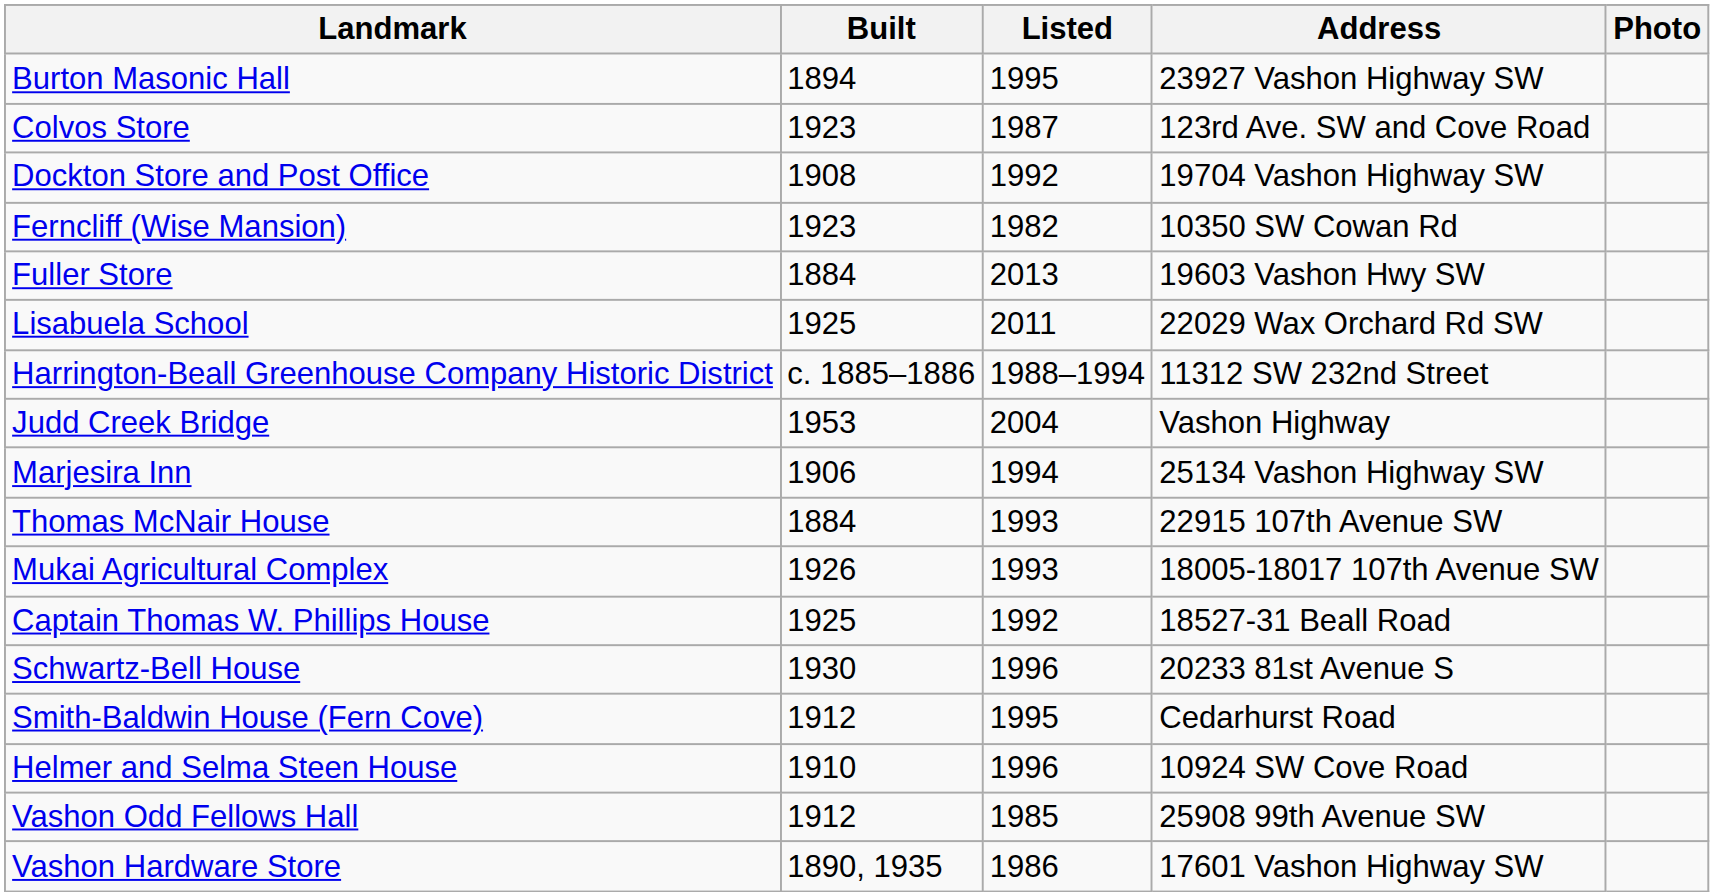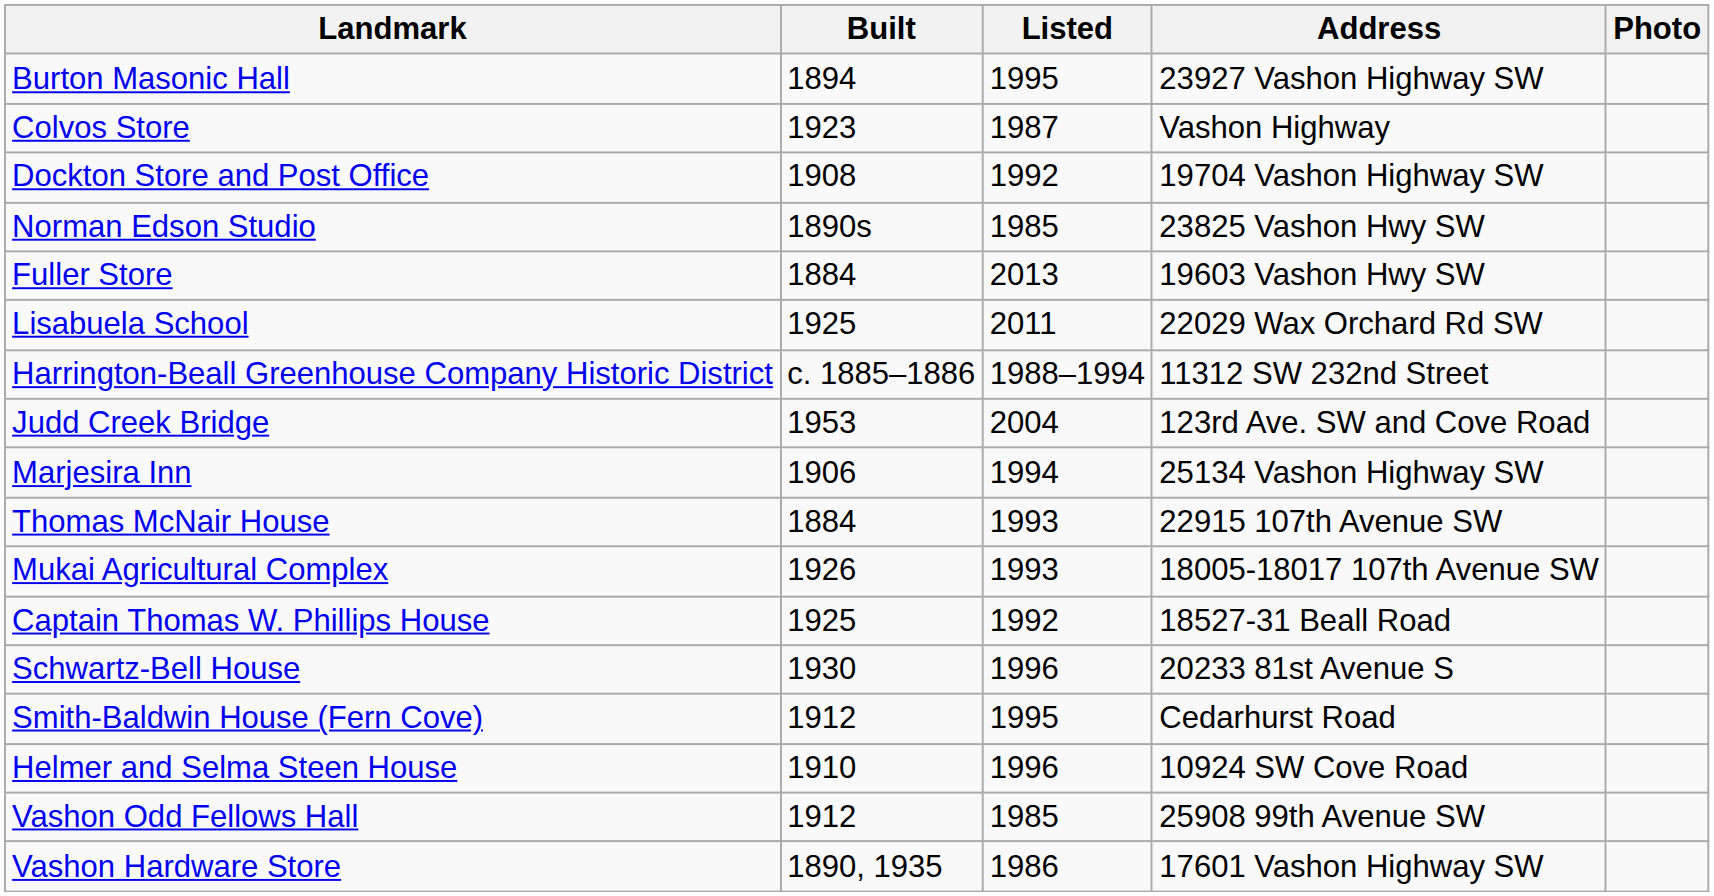(1375, 127) 123rd Ave. SW and Cove Road -> (1275, 127) Vashon Highway
+ row: (164, 226)
- row: (179, 226)
(1275, 422) Vashon Highway -> (1375, 422) 123rd Ave. SW and Cove Road
